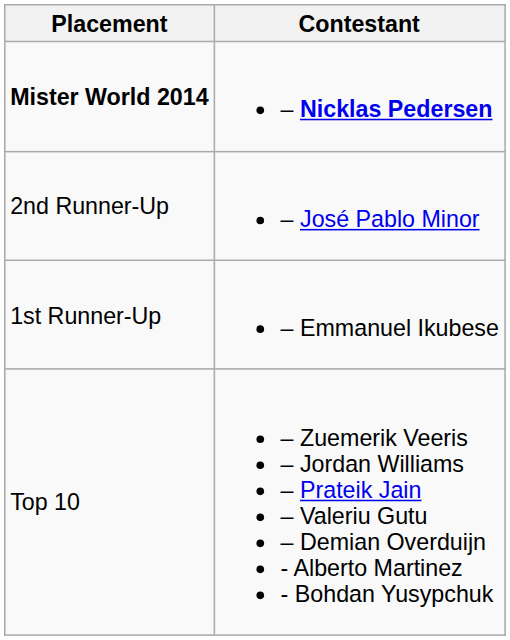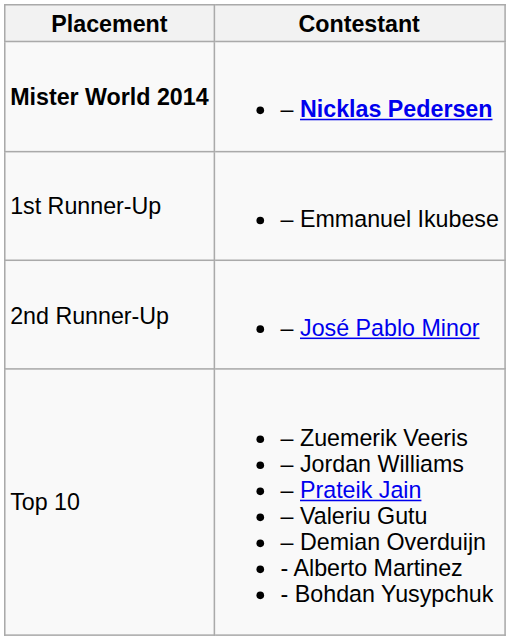rows swapped: (86, 315) <-> (90, 206)
